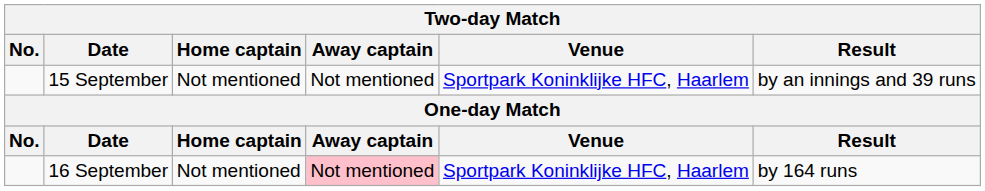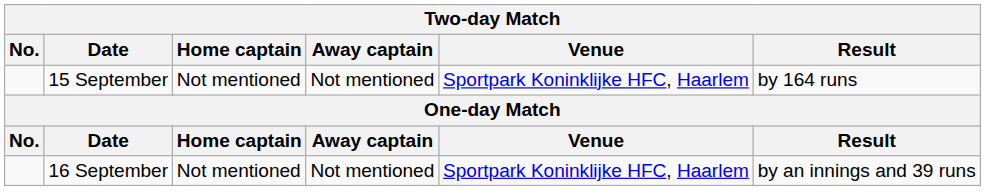(867, 79) by an innings and 39 runs -> (807, 79) by 164 runs
(372, 170) pink background -> (372, 170) no background
(807, 170) by 164 runs -> (867, 170) by an innings and 39 runs
